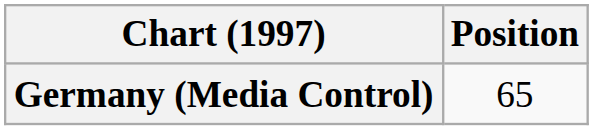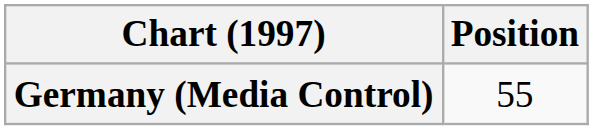(515, 93) 65 -> (515, 93) 55
